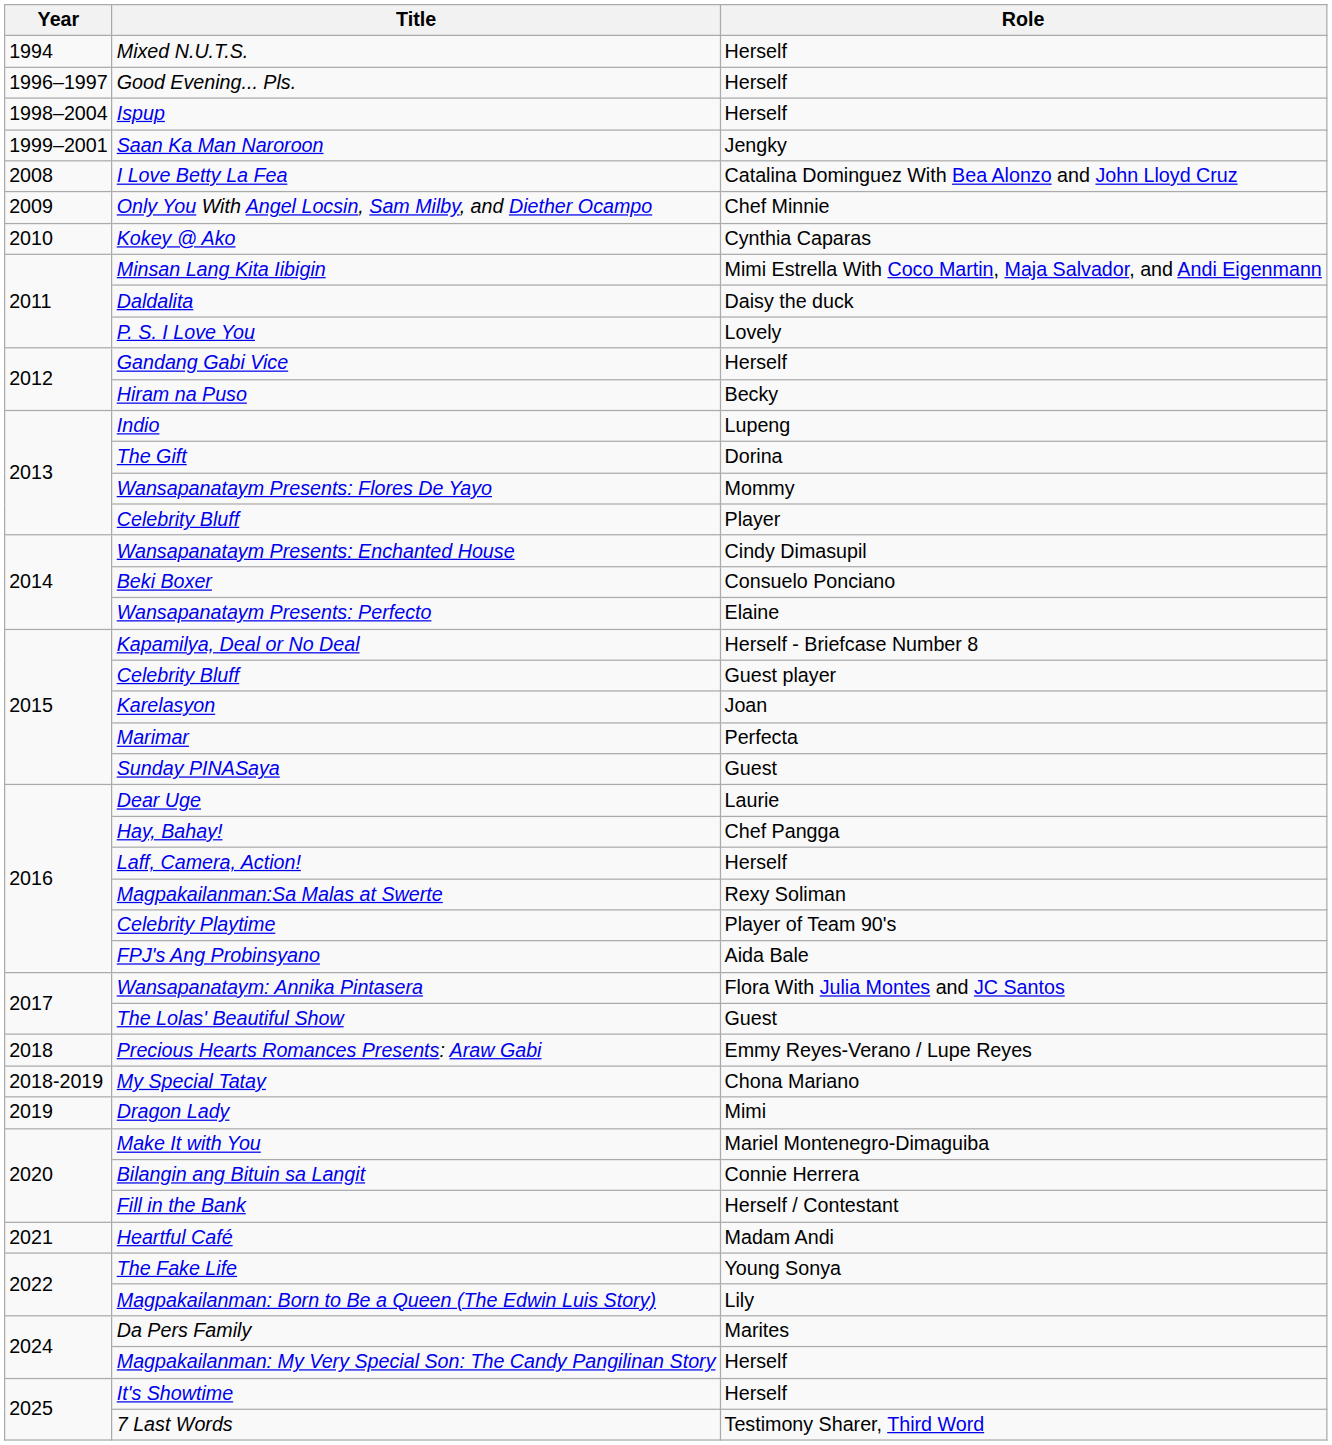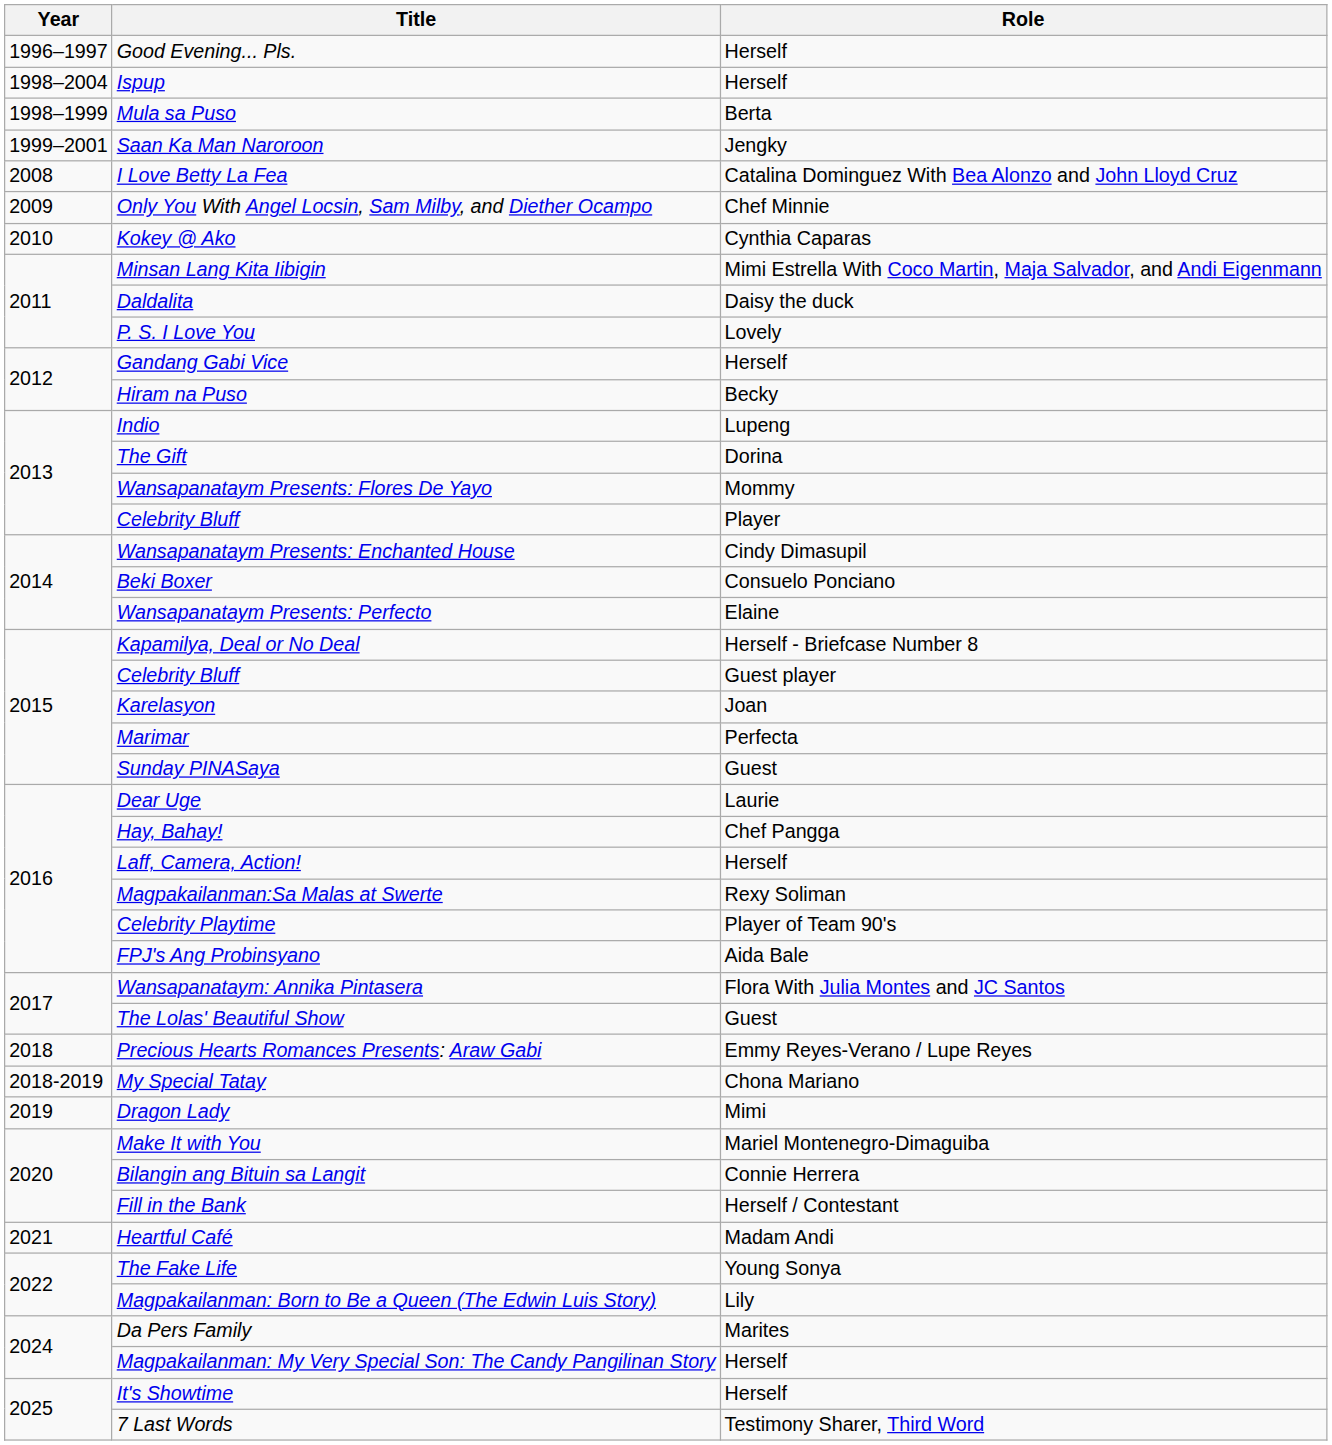- row: (183, 51)
+ row: (176, 113)
